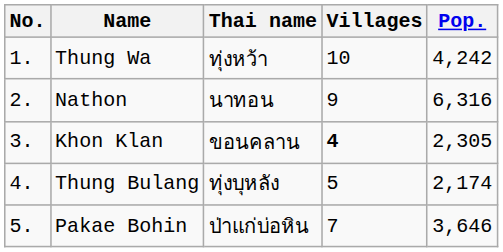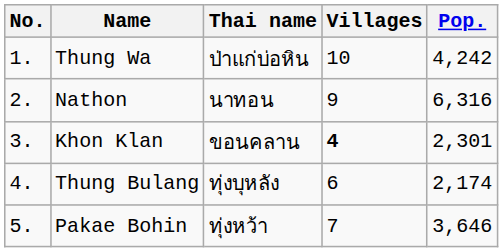(238, 60) ทุ่งหว้า -> (259, 60) ป่าแก่บ่อหิน
(462, 142) 2,305 -> (462, 142) 2,301
(333, 184) 5 -> (333, 184) 6
(259, 227) ป่าแก่บ่อหิน -> (238, 227) ทุ่งหว้า
